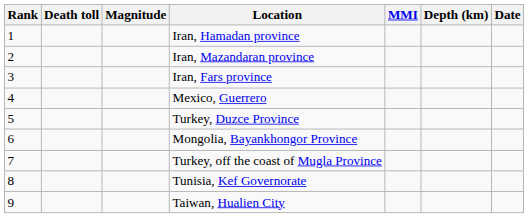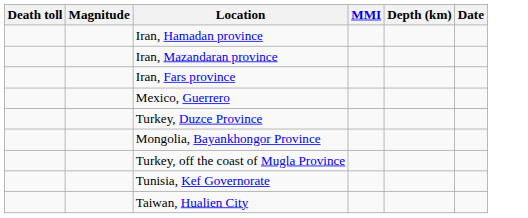- column: (23, 14)
